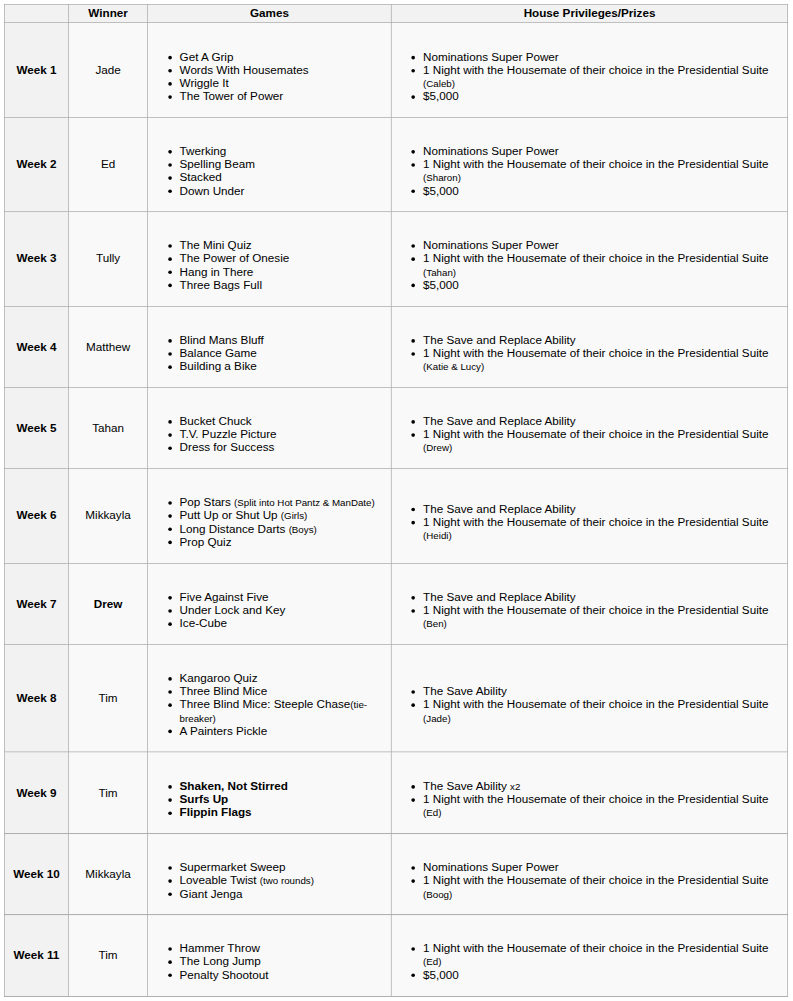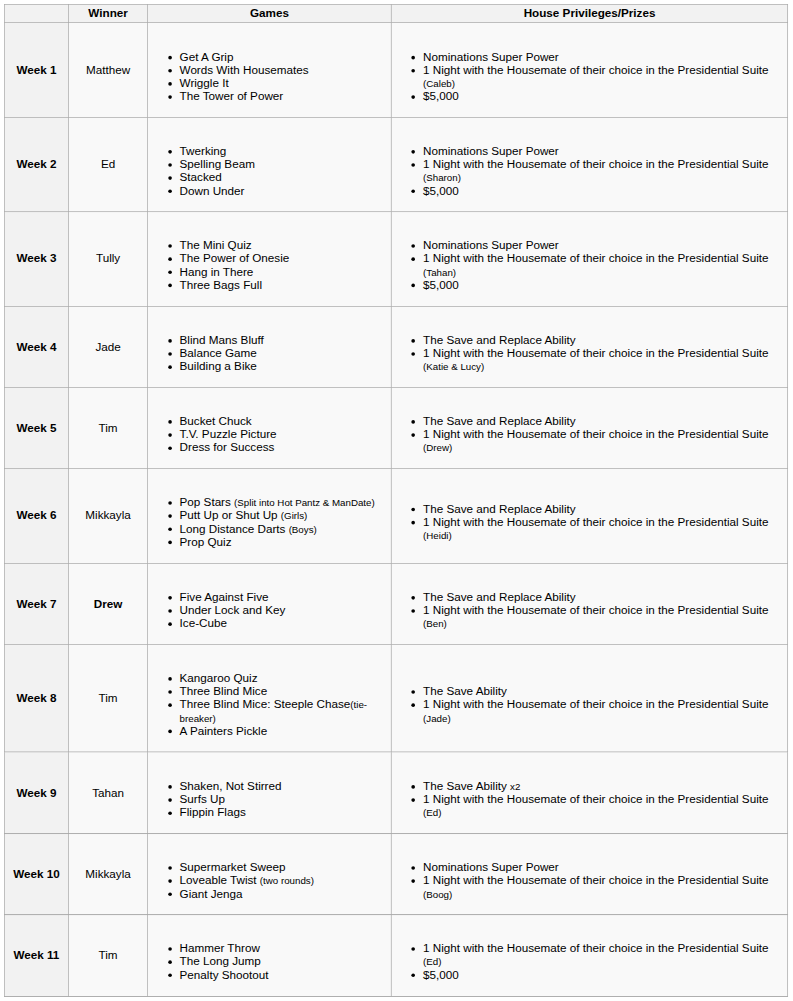(108, 70) Jade -> (108, 70) Matthew
(108, 347) Matthew -> (108, 347) Jade
(108, 428) Tahan -> (108, 428) Tim
(108, 792) Tim -> (108, 792) Tahan
(269, 799) bold -> (269, 799) normal
